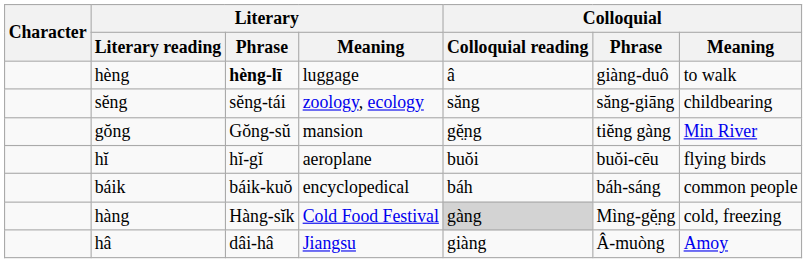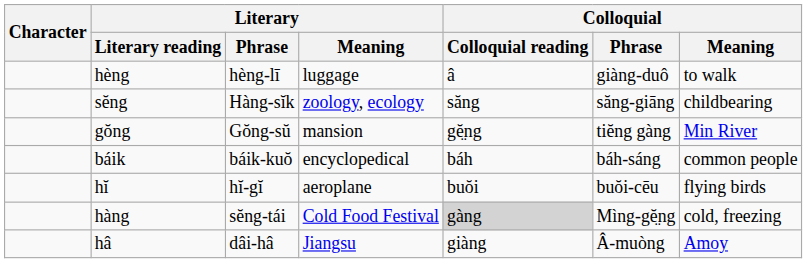(256, 74) bold -> (255, 74) normal
(257, 103) sĕng-tái -> (262, 103) Hàng-sĭk
rows swapped: (110, 187) <-> (102, 159)
(262, 215) Hàng-sĭk -> (257, 215) sĕng-tái
